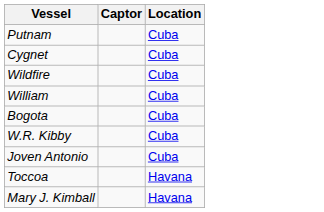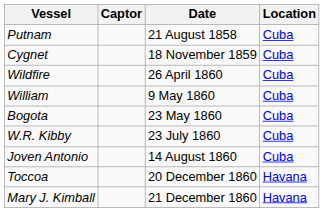+ column: (202, 14)
